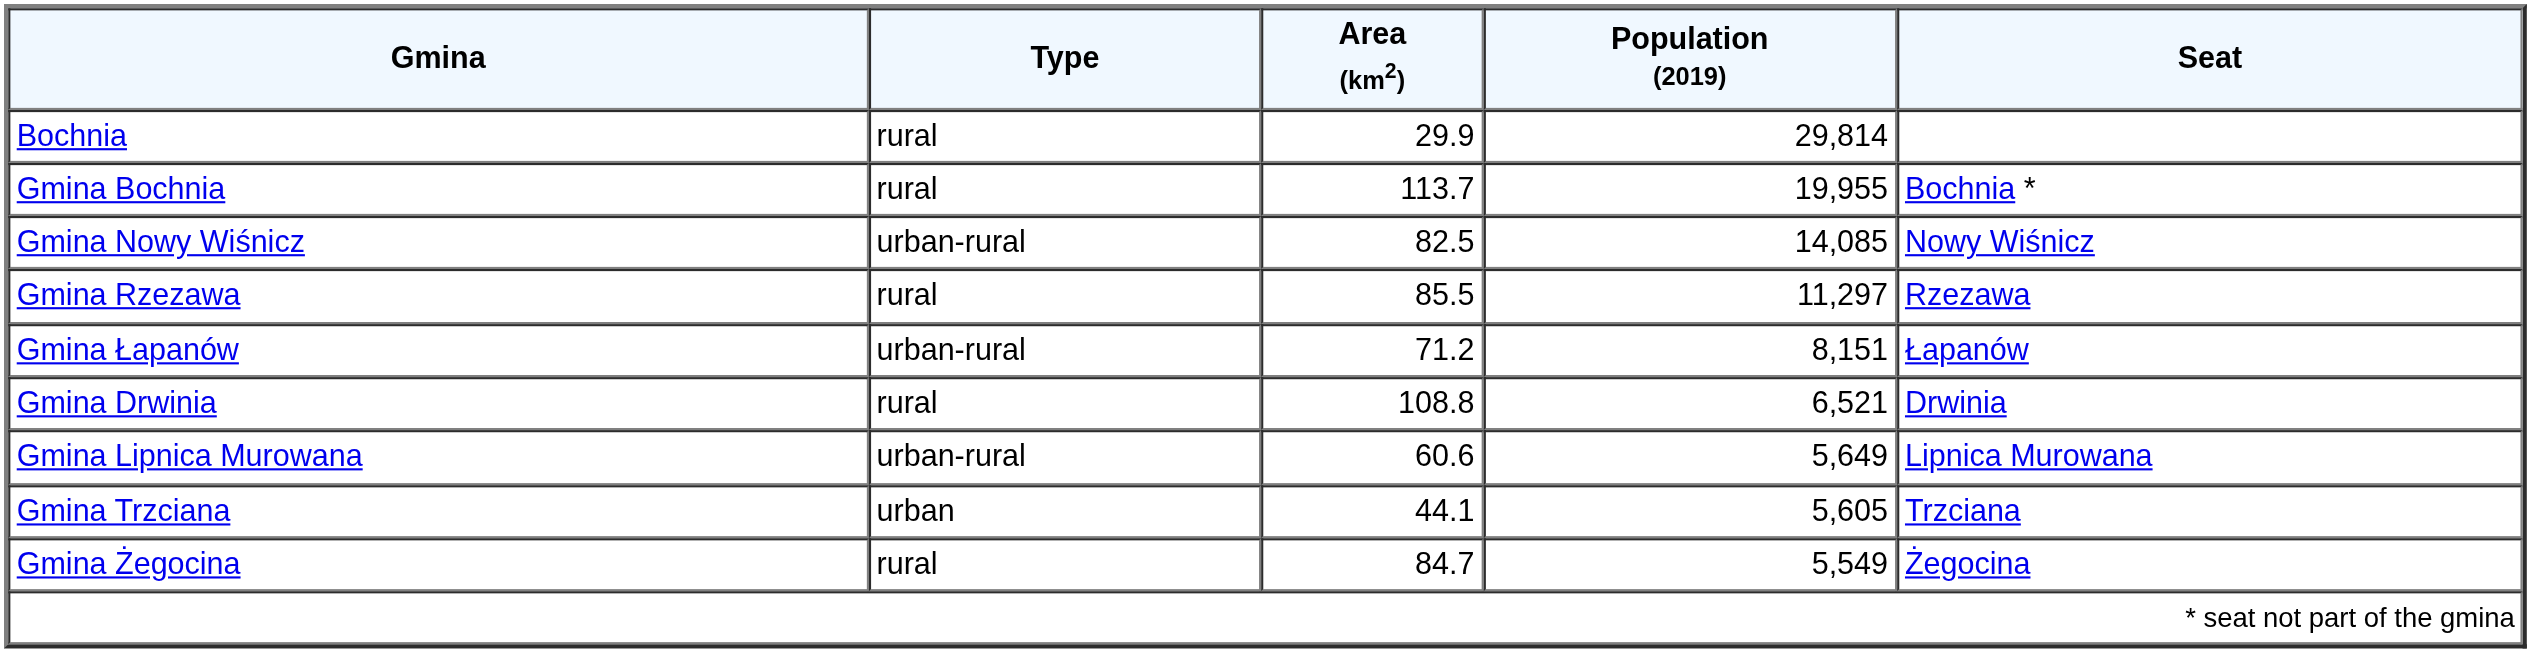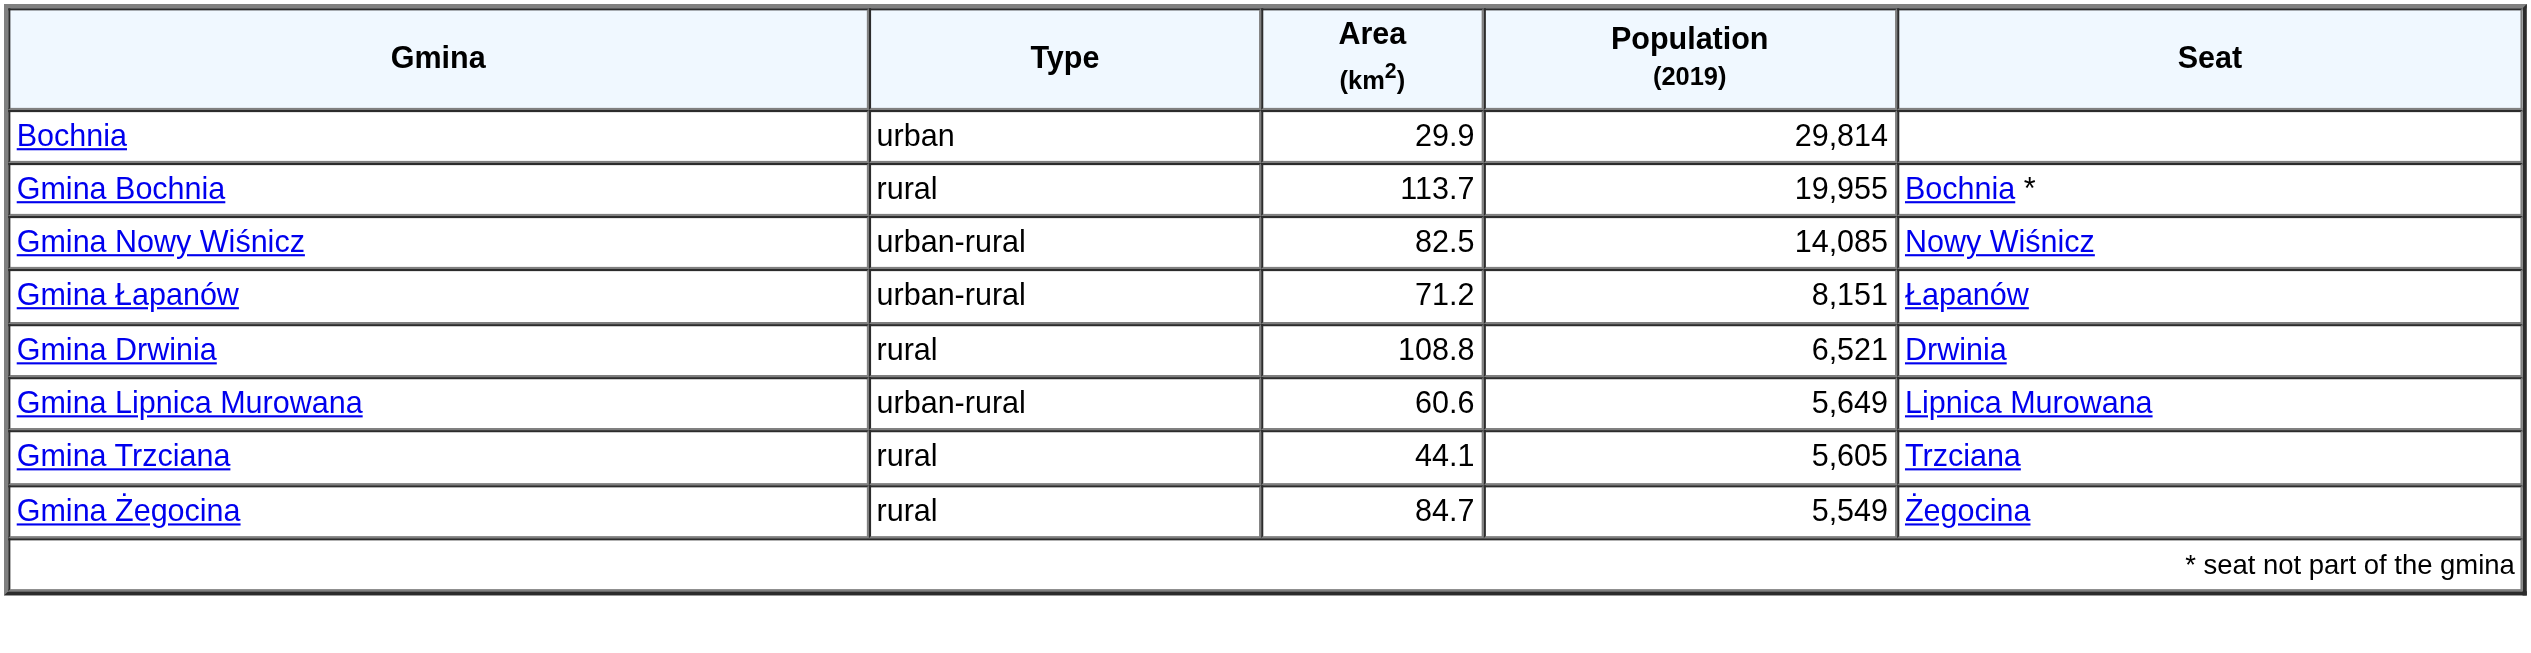(907, 135) rural -> (916, 135) urban
- row: (129, 295)
(916, 510) urban -> (907, 456) rural
